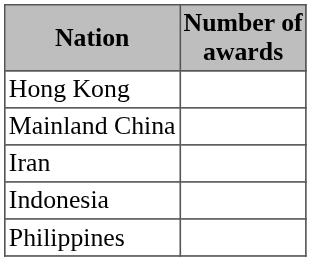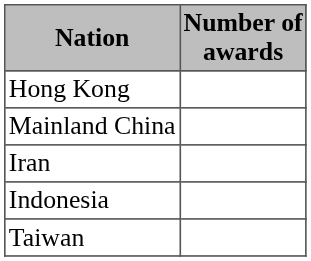- row: (67, 237)
+ row: (47, 237)
